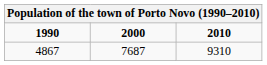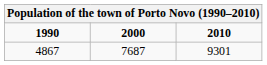(219, 51) 9310 -> (219, 51) 9301
